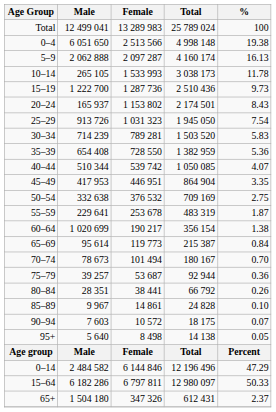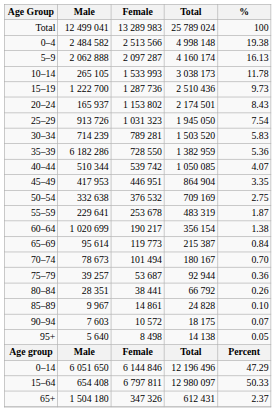(89, 43) 6 051 650 -> (89, 43) 2 484 582
(93, 151) 654 408 -> (89, 151) 6 182 286
(89, 368) 2 484 582 -> (89, 368) 6 051 650
(89, 383) 6 182 286 -> (93, 383) 654 408
